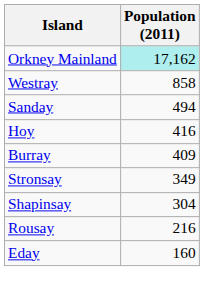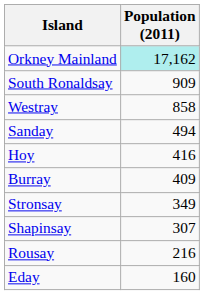+ row: (60, 82)
(184, 204) 304 -> (184, 228) 307
